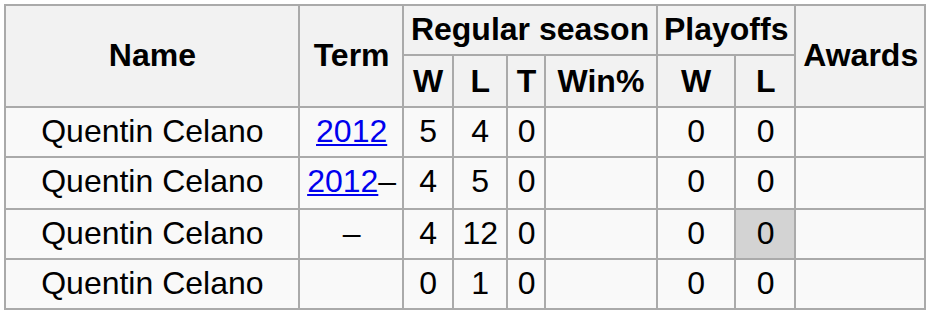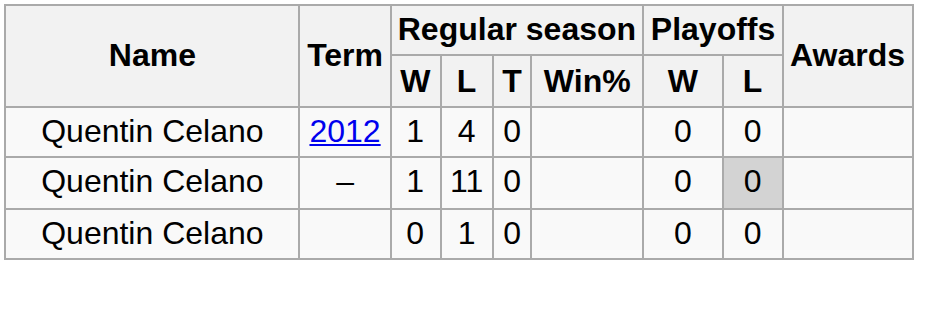(428, 131) 5 -> (415, 131) 1
- row: (352, 182)
(428, 232) 4 -> (415, 182) 1
(480, 232) 12 -> (467, 182) 11
